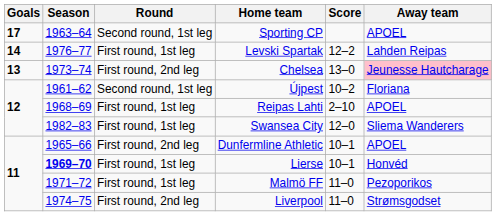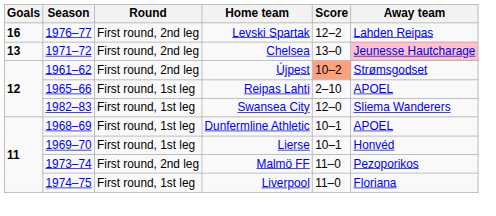- row: (291, 32)
(14, 51) 14 -> (14, 32) 16
(146, 51) First round, 1st leg -> (148, 32) First round, 2nd leg
(69, 70) 1973–74 -> (69, 51) 1971–72
(155, 88) Second round, 1st leg -> (148, 70) First round, 2nd leg
(342, 88) no background -> (328, 70) lightsalmon background
(388, 88) Floriana -> (390, 70) Strømsgodset
(69, 107) 1968–69 -> (69, 88) 1965–66
(69, 145) 1965–66 -> (69, 126) 1968–69
(148, 145) First round, 2nd leg -> (146, 126) First round, 1st leg
(69, 164) bold -> (69, 145) normal
(69, 182) 1971–72 -> (69, 164) 1973–74
(146, 182) First round, 1st leg -> (148, 164) First round, 2nd leg
(148, 201) First round, 2nd leg -> (146, 182) First round, 1st leg
(404, 201) Strømsgodset -> (375, 182) Floriana
